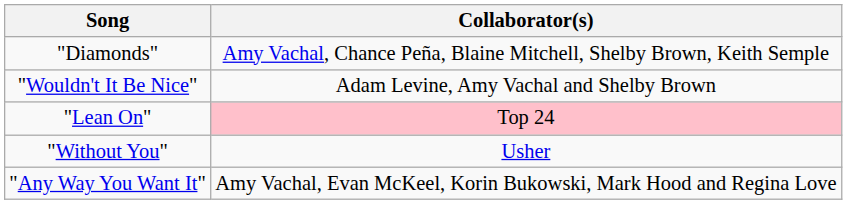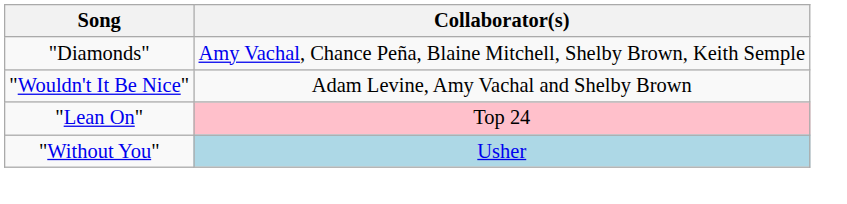(526, 150) no background -> (502, 150) lightblue background
- row: (108, 183)
